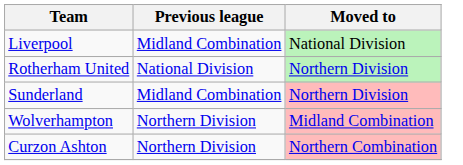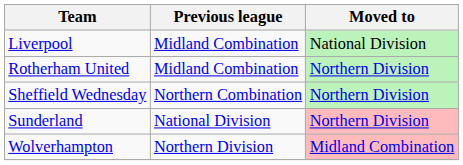(195, 69) National Division -> (226, 69) Midland Combination
+ row: (77, 95)
(209, 95) Midland Combination -> (212, 120) National Division
- row: (57, 146)
